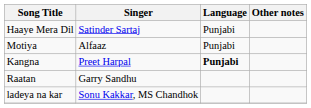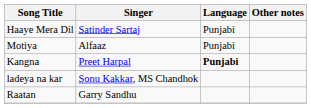rows swapped: (34, 95) <-> (21, 78)
